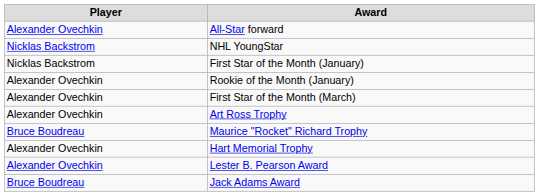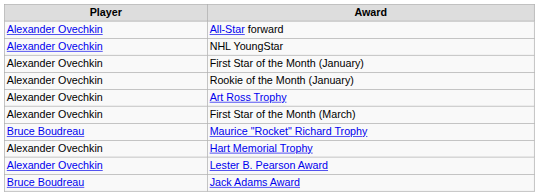(51, 47) Nicklas Backstrom -> (55, 47) Alexander Ovechkin
(51, 64) Nicklas Backstrom -> (55, 64) Alexander Ovechkin
rows swapped: (283, 98) <-> (248, 115)
